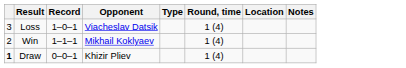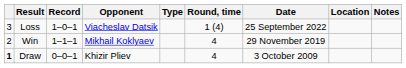+ column: (286, 12)
(214, 41) 1 (4) -> (214, 41) 4
(214, 56) 1 (4) -> (214, 56) 4
